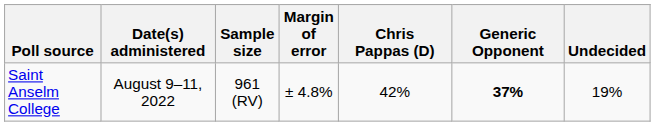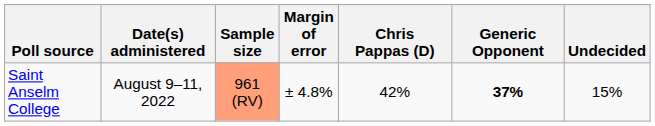(247, 92) no background -> (247, 92) lightsalmon background
(607, 92) 19% -> (607, 92) 15%
